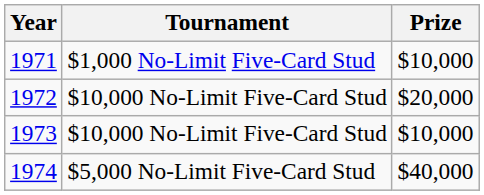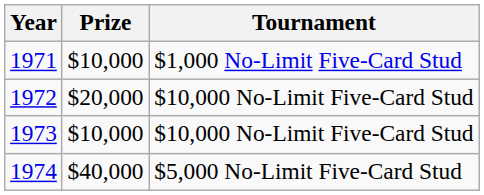columns swapped: (227, 23) <-> (436, 23)
